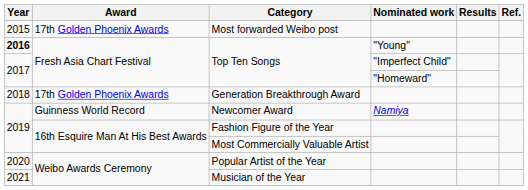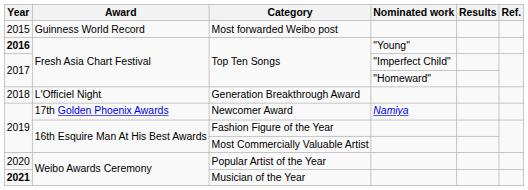(102, 29) 17th Golden Phoenix Awards -> (90, 29) Guinness World Record
(102, 95) 17th Golden Phoenix Awards -> (68, 95) L'Officiel Night
(90, 111) Guinness World Record -> (102, 111) 17th Golden Phoenix Awards
(18, 177) normal -> (18, 177) bold
